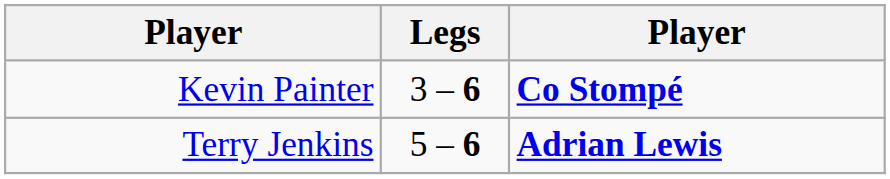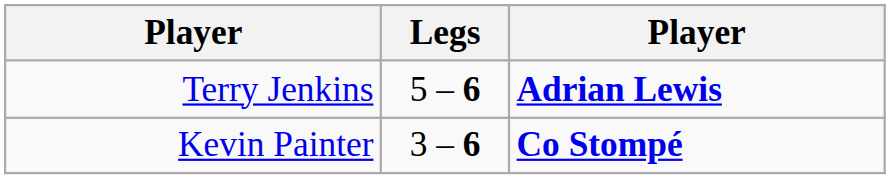rows swapped: (276, 88) <-> (278, 144)
